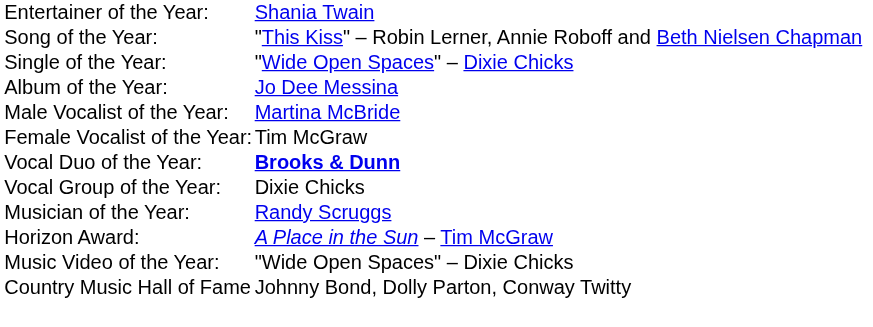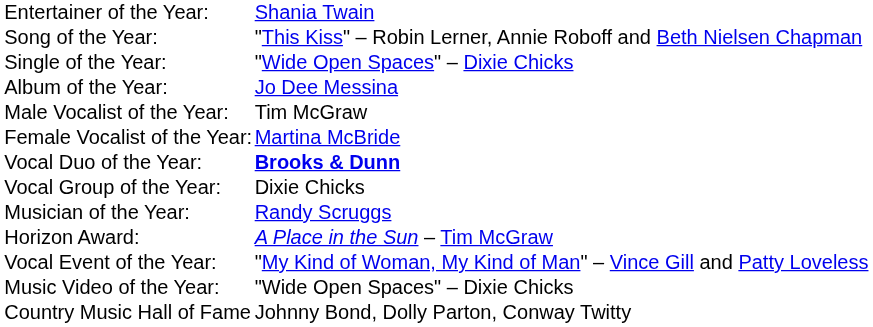(327, 112) Martina McBride -> (311, 112) Tim McGraw
(311, 137) Tim McGraw -> (327, 137) Martina McBride
+ row: (110, 262)
